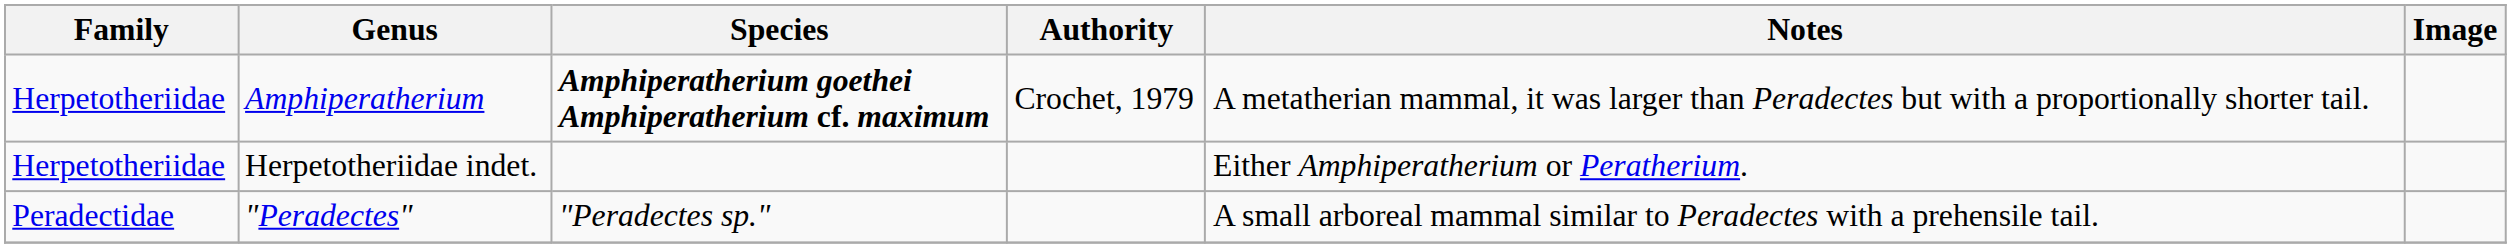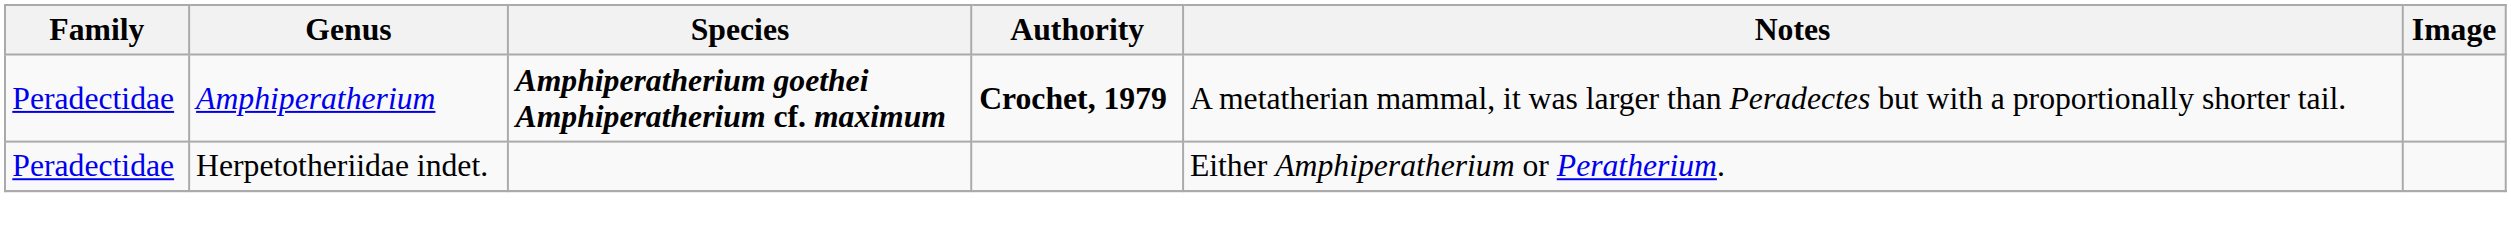(119, 97) Herpetotheriidae -> (93, 97) Peradectidae
(1104, 97) normal -> (1073, 97) bold
(119, 165) Herpetotheriidae -> (93, 165) Peradectidae
- row: (329, 215)
